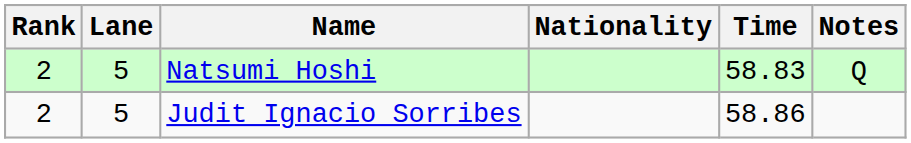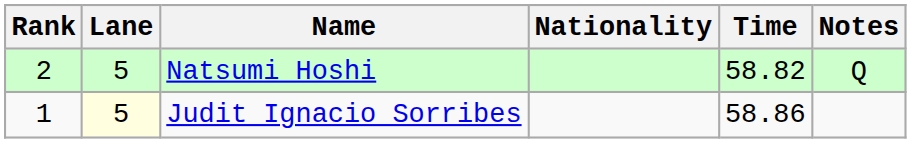(765, 71) 58.83 -> (765, 71) 58.82
(44, 115) 2 -> (44, 115) 1
(121, 115) no background -> (121, 115) lightyellow background
